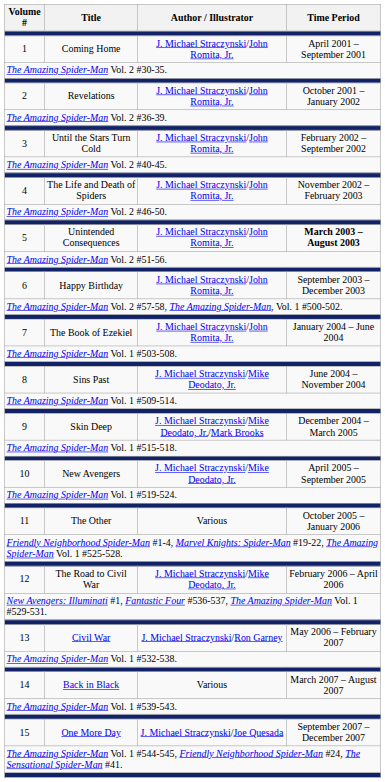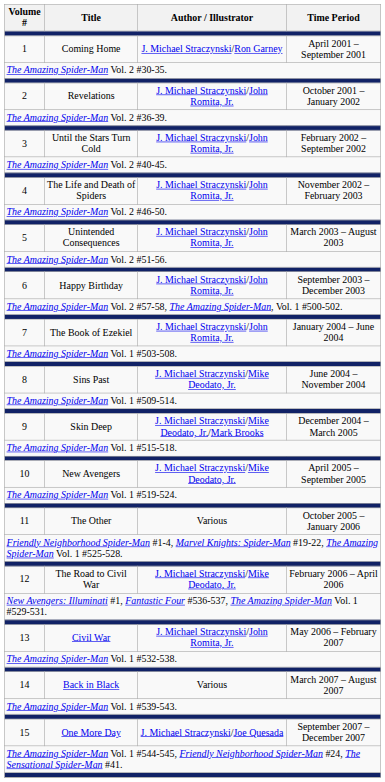(212, 49) J. Michael Straczynski/John Romita, Jr. -> (212, 49) J. Michael Straczynski/Ron Garney
(333, 238) bold -> (333, 238) normal
(212, 638) J. Michael Straczynski/Ron Garney -> (212, 638) J. Michael Straczynski/John Romita, Jr.
